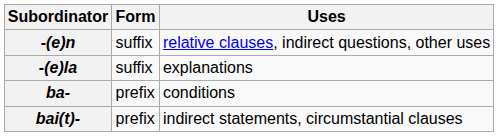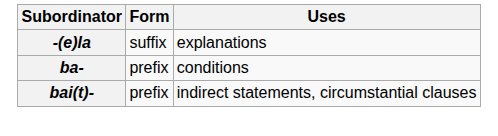- row: (58, 42)
